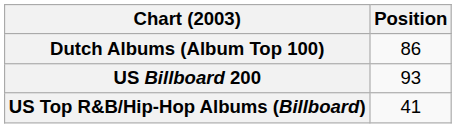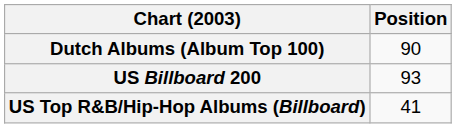(411, 48) 86 -> (411, 48) 90
